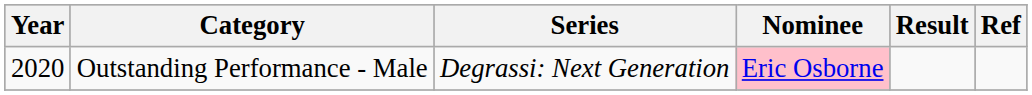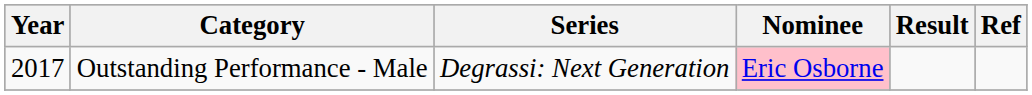(38, 68) 2020 -> (38, 68) 2017
